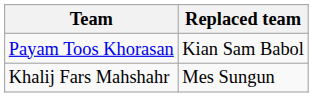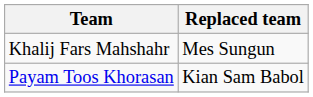rows swapped: (91, 48) <-> (89, 77)
